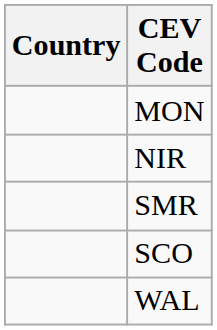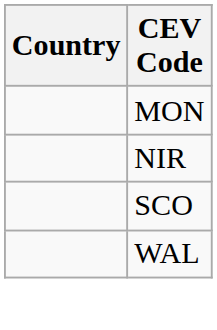- row: (166, 205)
